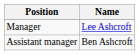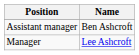rows swapped: (24, 27) <-> (42, 42)
